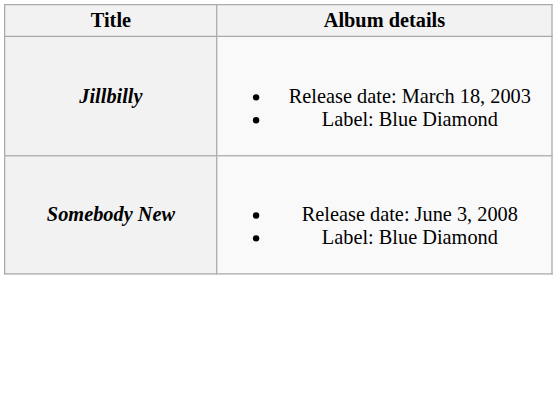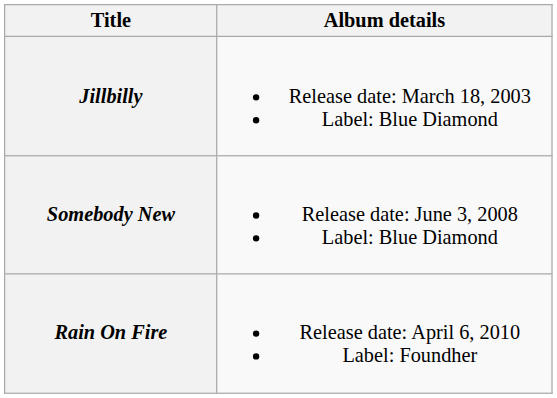+ row: (111, 333)
